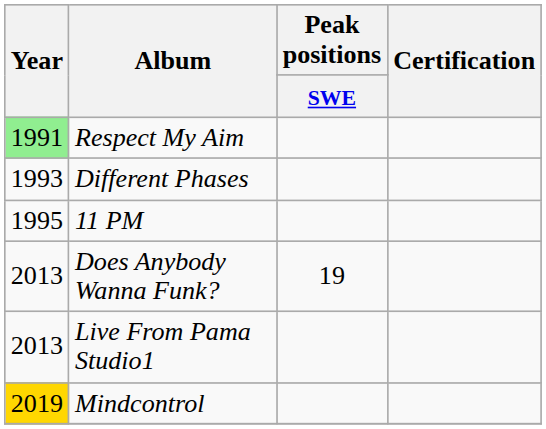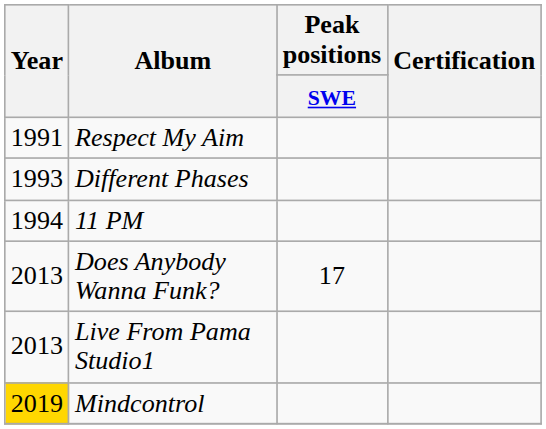(37, 137) lightgreen background -> (37, 137) no background
(37, 219) 1995 -> (37, 219) 1994
(332, 275) 19 -> (332, 275) 17
